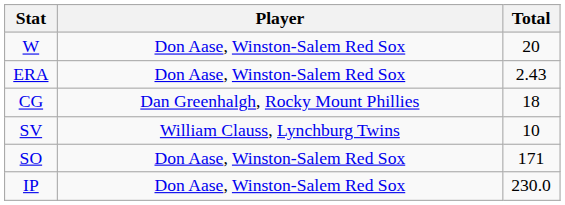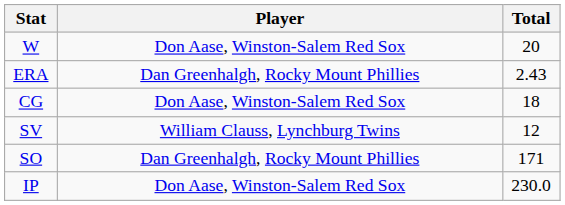(280, 74) Don Aase, Winston-Salem Red Sox -> (280, 74) Dan Greenhalgh, Rocky Mount Phillies
(280, 102) Dan Greenhalgh, Rocky Mount Phillies -> (280, 102) Don Aase, Winston-Salem Red Sox
(531, 130) 10 -> (531, 130) 12
(280, 158) Don Aase, Winston-Salem Red Sox -> (280, 158) Dan Greenhalgh, Rocky Mount Phillies
